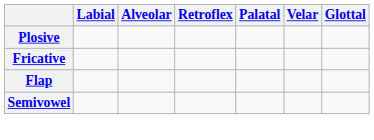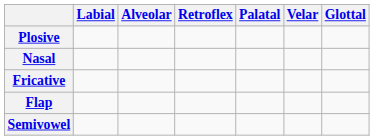+ row: (39, 59)
